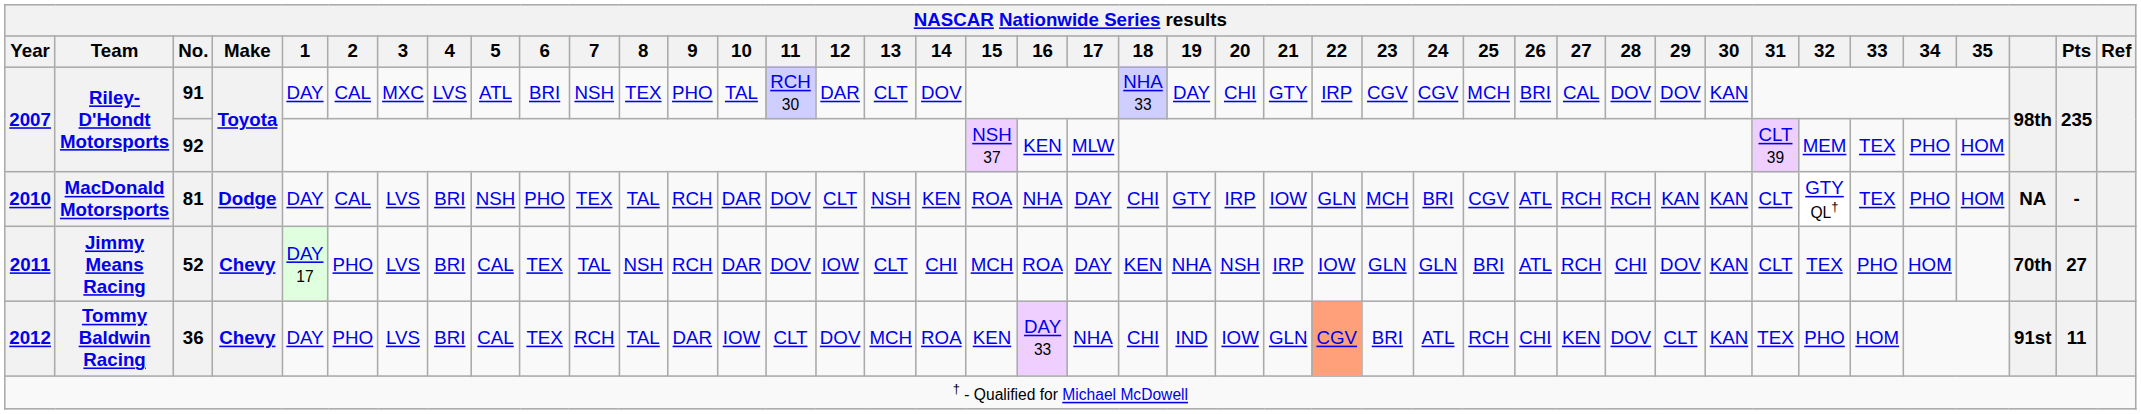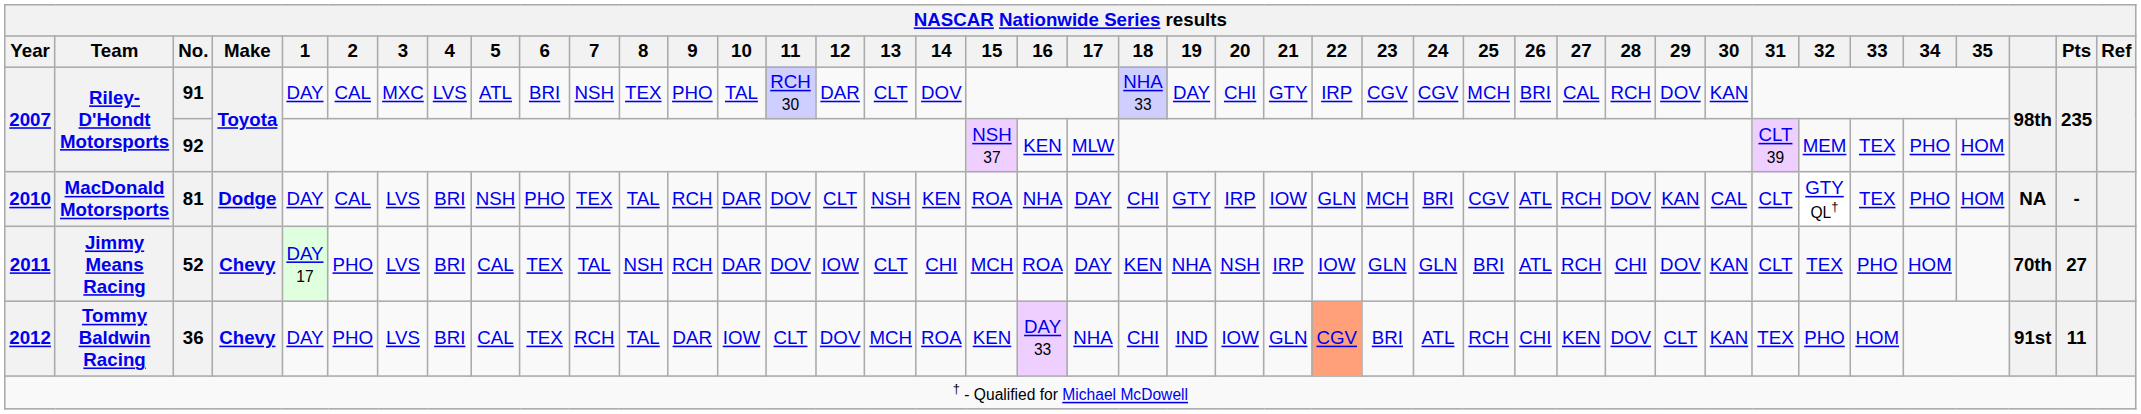(1631, 93) DOV -> (1631, 93) RCH
(1631, 199) RCH -> (1631, 199) DOV
(1729, 199) KAN -> (1729, 199) CAL
